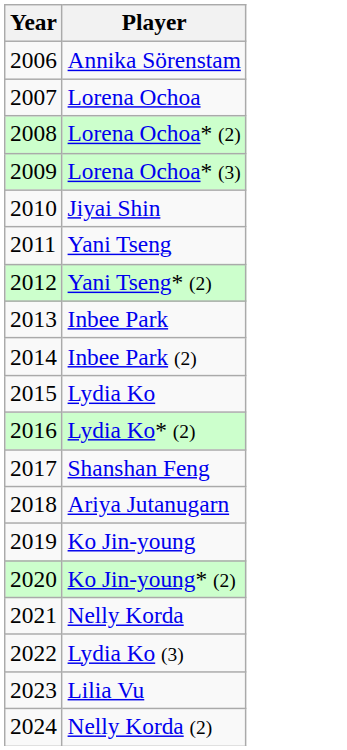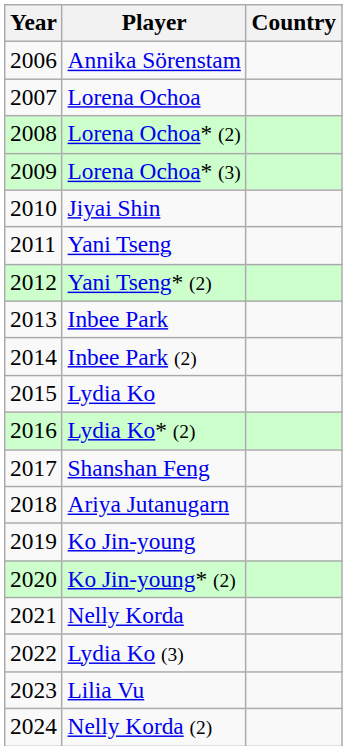+ column: (294, 23)
